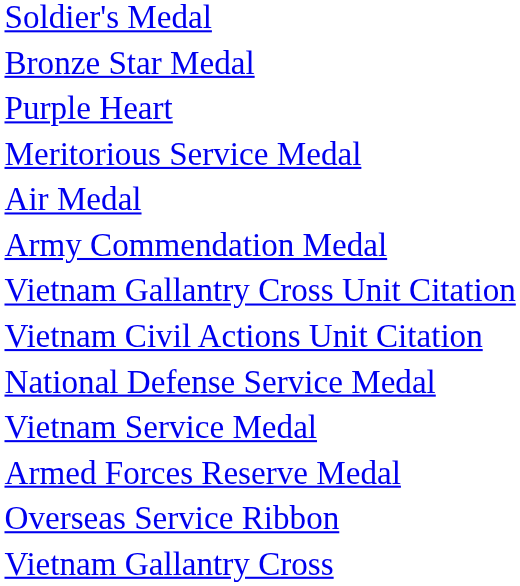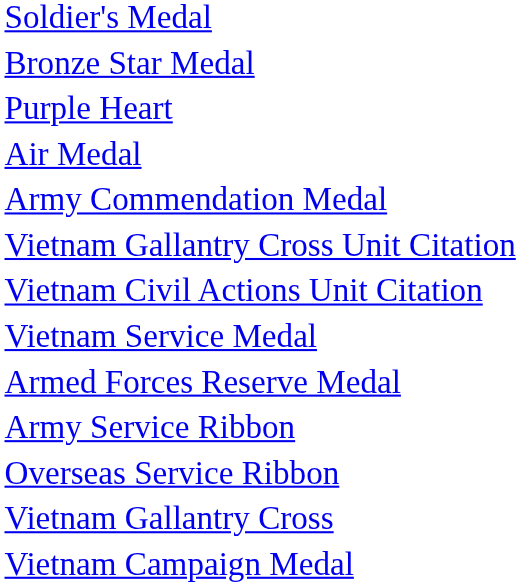- row: (183, 153)
- row: (220, 381)
+ row: (150, 427)
+ row: (179, 563)
